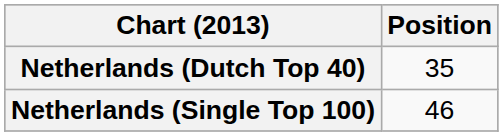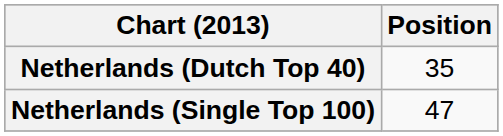(440, 109) 46 -> (440, 109) 47
